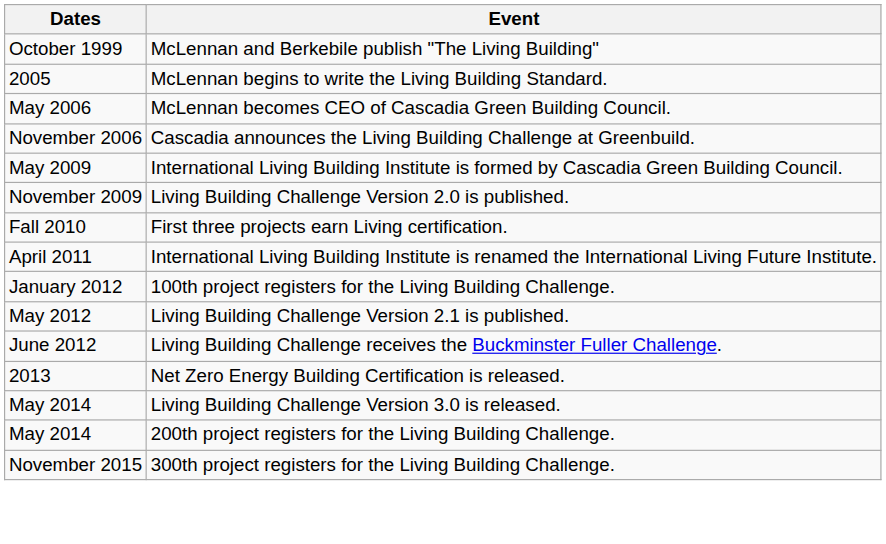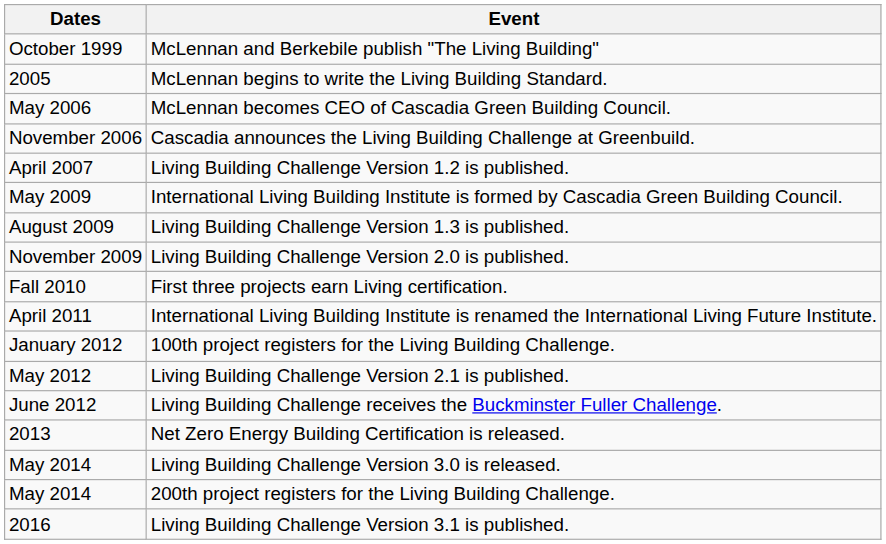+ row: (360, 167)
+ row: (360, 227)
- row: (383, 464)
+ row: (360, 524)
